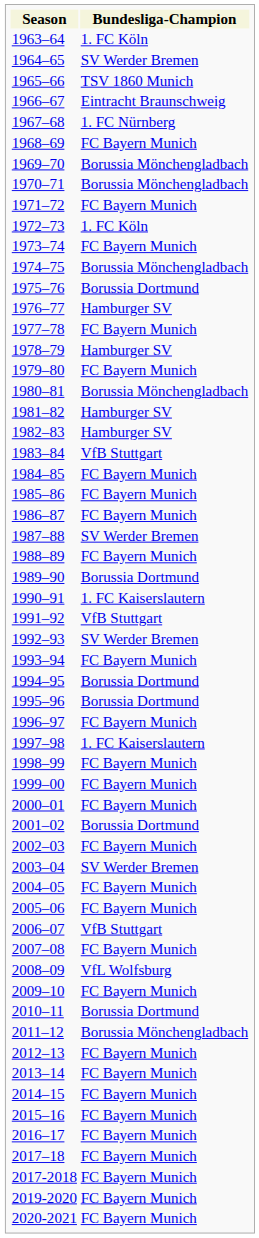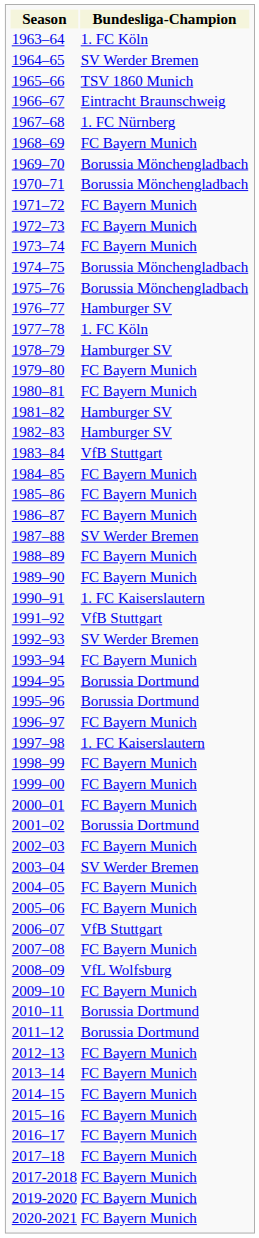(114, 226) 1. FC Köln -> (139, 226) FC Bayern Munich
(140, 288) Borussia Dortmund -> (164, 288) Borussia Mönchengladbach
(139, 329) FC Bayern Munich -> (114, 329) 1. FC Köln
(164, 391) Borussia Mönchengladbach -> (139, 391) FC Bayern Munich
(140, 577) Borussia Dortmund -> (139, 577) FC Bayern Munich
(164, 1032) Borussia Mönchengladbach -> (140, 1032) Borussia Dortmund
